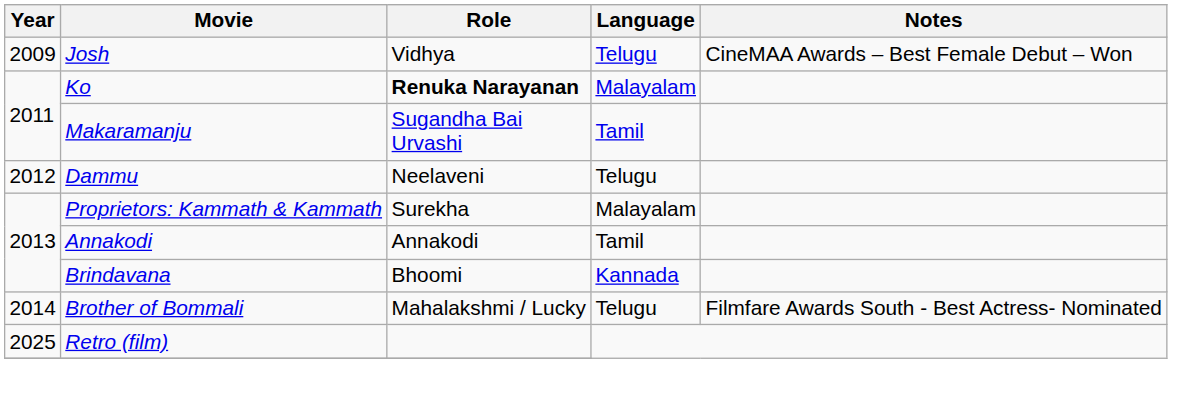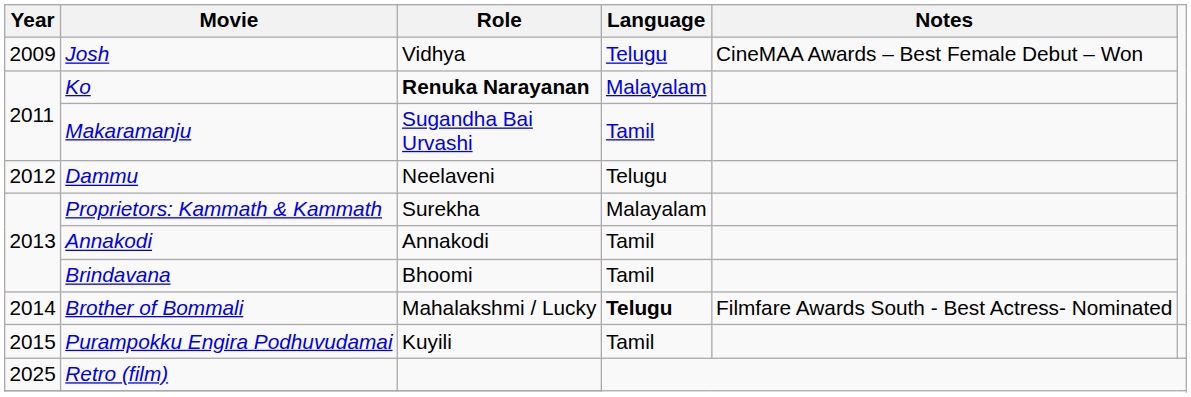(637, 275) Kannada -> (630, 275) Tamil
(626, 308) normal -> (639, 308) bold
+ row: (229, 341)
